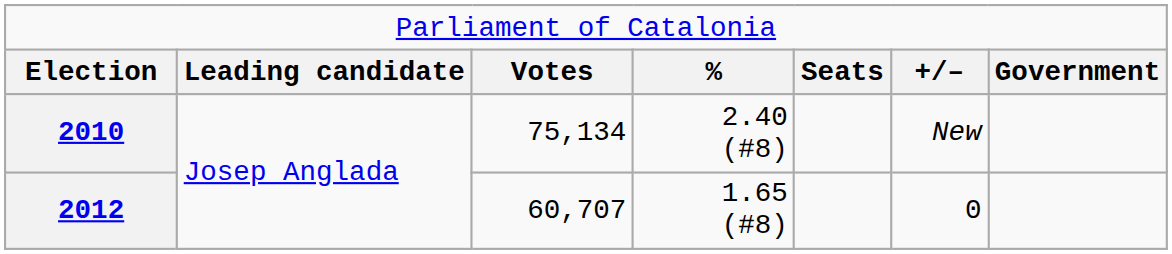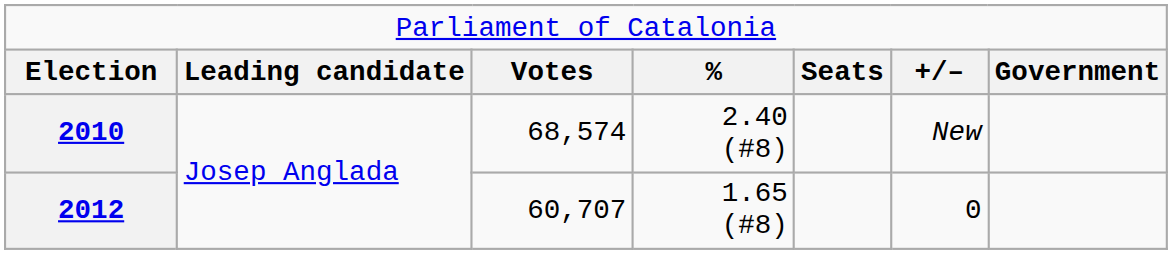(577, 133) 75,134 -> (577, 133) 68,574
